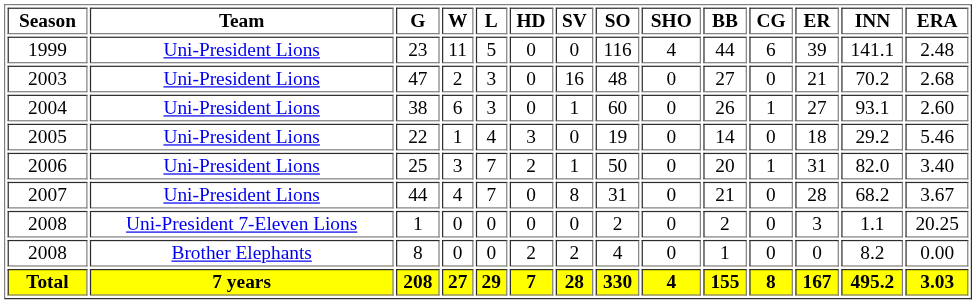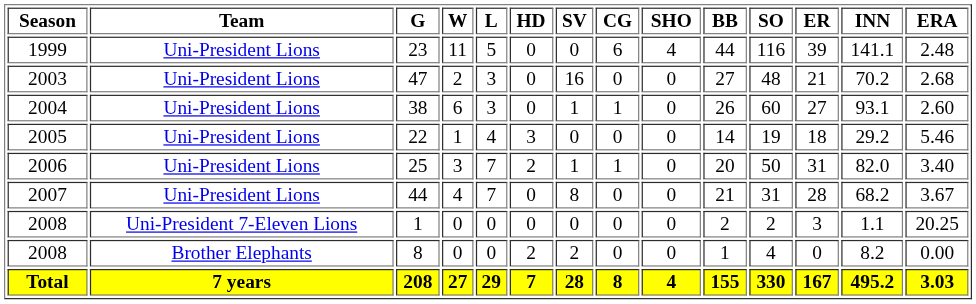columns swapped: (771, 20) <-> (618, 20)
